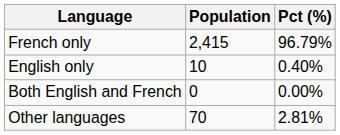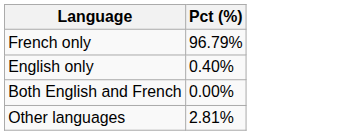- column: (230, 17)
